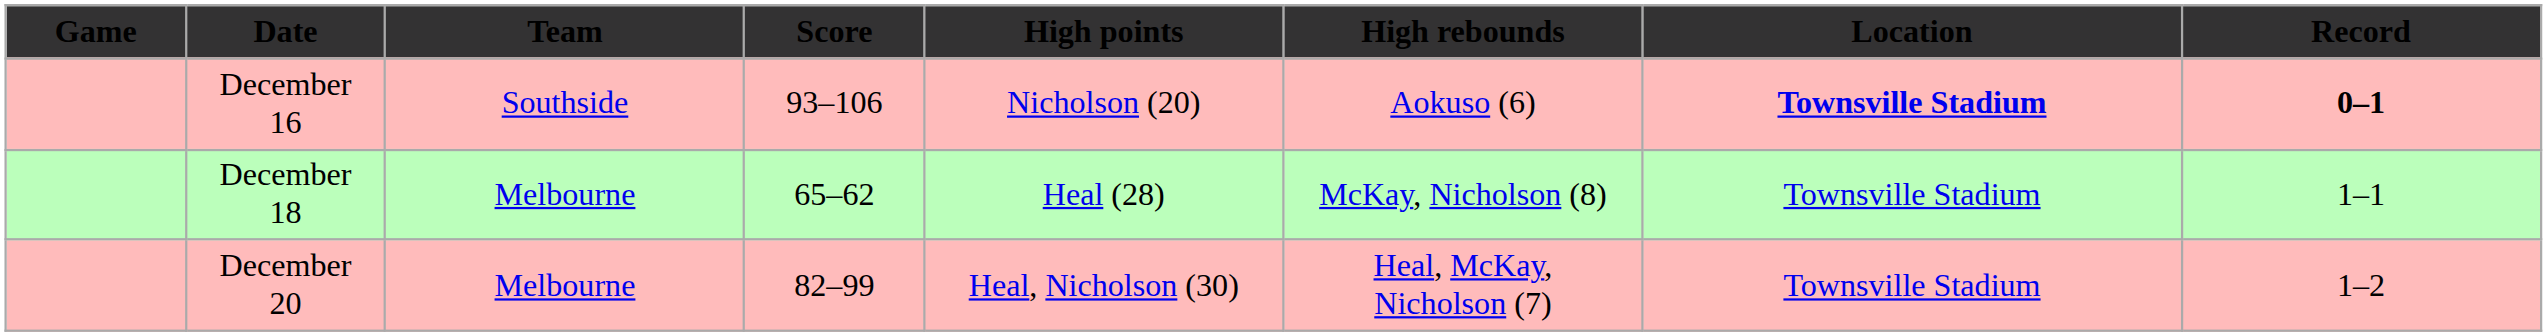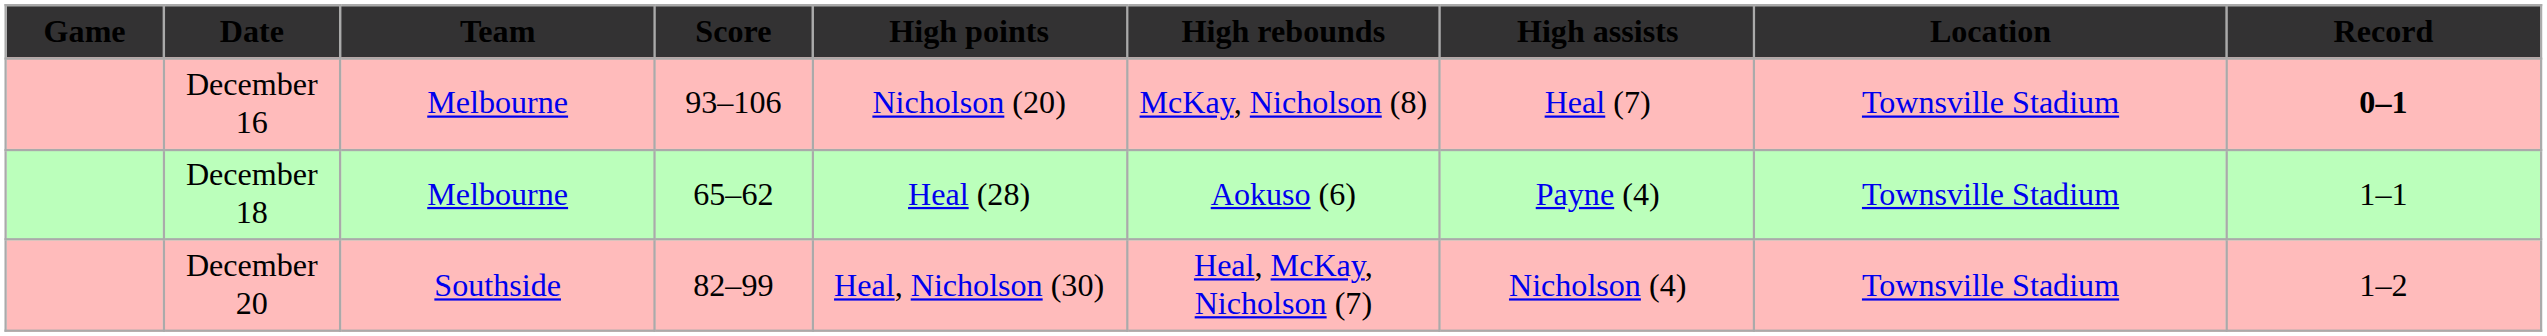+ column: (1598, 31)
(565, 103) Southside -> (498, 103) Melbourne
(1463, 103) Aokuso (6) -> (1283, 103) McKay, Nicholson (8)
(1912, 103) bold -> (1991, 103) normal
(1463, 194) McKay, Nicholson (8) -> (1283, 194) Aokuso (6)
(565, 285) Melbourne -> (498, 285) Southside
